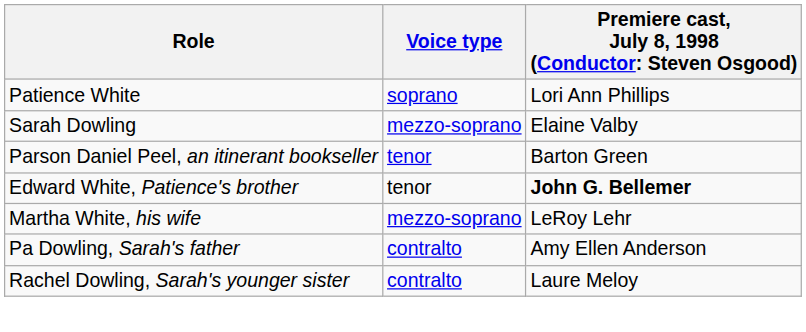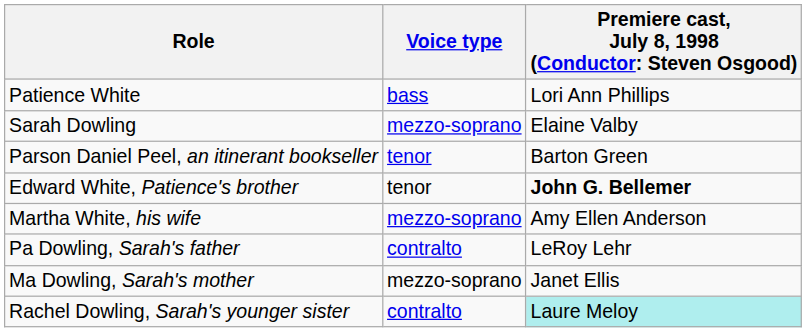(422, 94) soprano -> (408, 94) bass
(581, 218) LeRoy Lehr -> (618, 218) Amy Ellen Anderson
(618, 249) Amy Ellen Anderson -> (581, 249) LeRoy Lehr
+ row: (131, 280)
(584, 280) no background -> (584, 311) paleturquoise background
